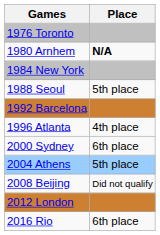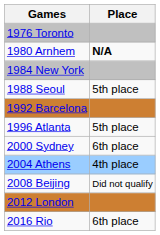(115, 126) 4th place -> (115, 126) 5th place
(115, 164) 5th place -> (115, 164) 4th place
